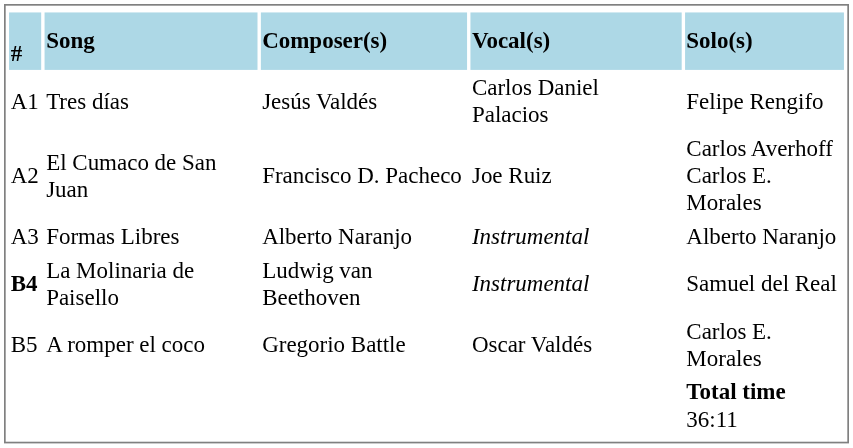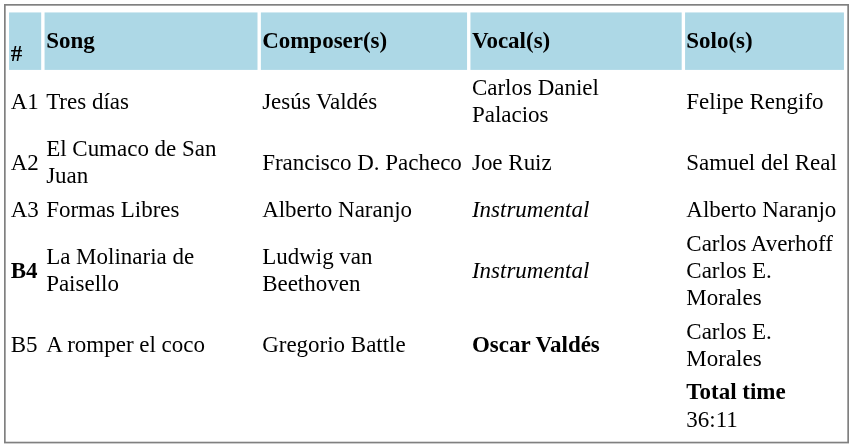(760, 176) Carlos Averhoff Carlos E. Morales -> (762, 162) Samuel del Real
(762, 284) Samuel del Real -> (760, 270) Carlos Averhoff Carlos E. Morales
(532, 345) normal -> (536, 345) bold
